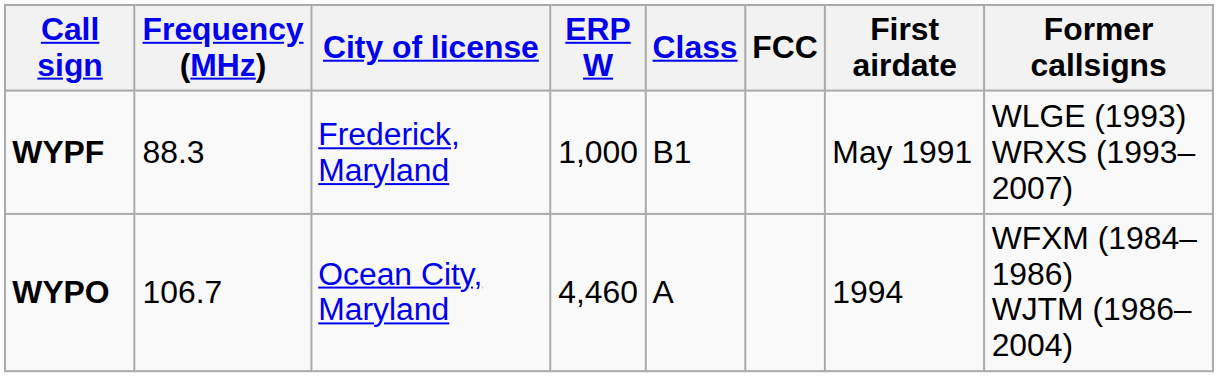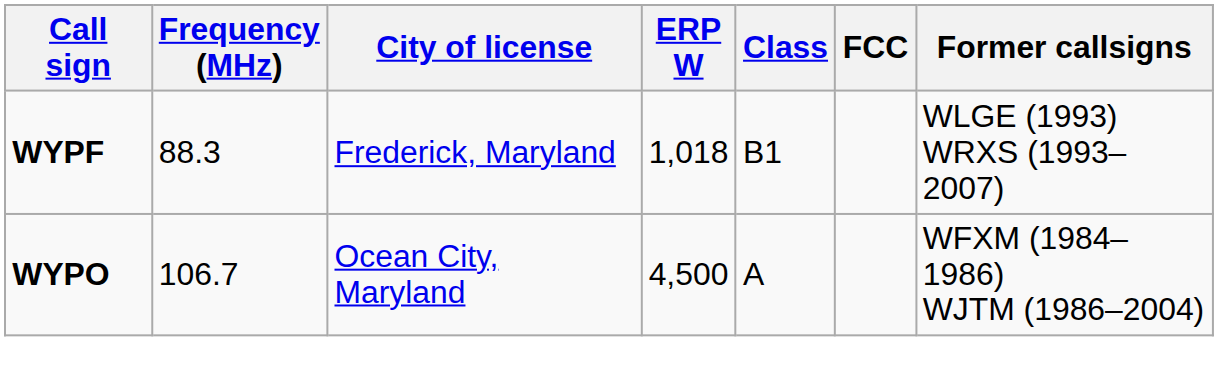- column: (905, 47)
(598, 151) 1,000 -> (689, 151) 1,018
(598, 291) 4,460 -> (689, 274) 4,500
